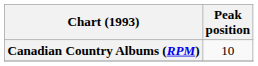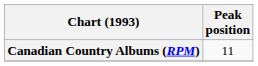(228, 50) 10 -> (228, 50) 11
